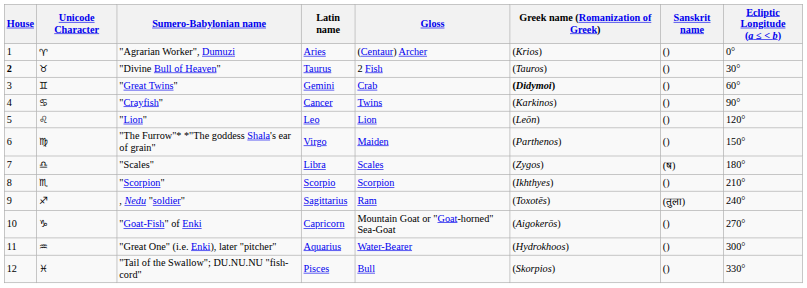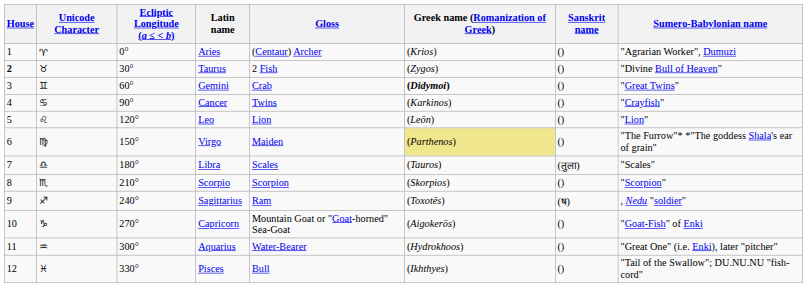columns swapped: (763, 24) <-> (209, 24)
(530, 69) (Tauros) -> (423, 69) (Zygos)
(537, 142) no background -> (431, 142) khaki background
(528, 165) (Zygos) -> (424, 165) (Tauros)
(669, 165) (ष) -> (569, 165) (तुला)
(533, 183) (Ikhthyes) -> (428, 183) (Skorpios)
(674, 201) (तुला) -> (564, 201) (ष)
(534, 268) (Skorpios) -> (427, 268) (Ikhthyes)
